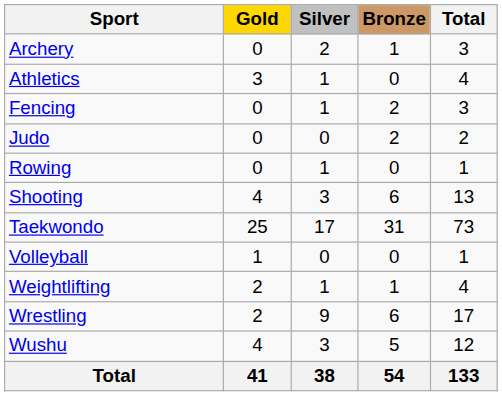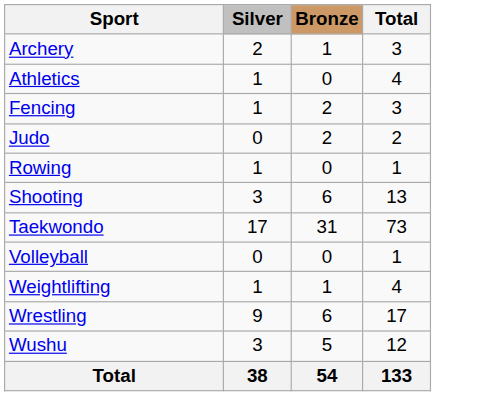- column: (257, 19)
